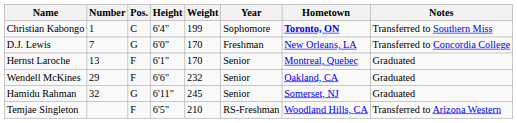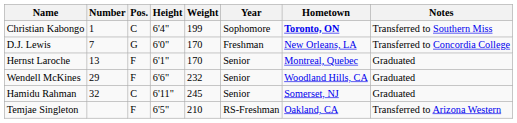(311, 77) Oakland, CA -> (326, 77) Woodland Hills, CA
(134, 93) G -> (134, 93) C
(326, 110) Woodland Hills, CA -> (311, 110) Oakland, CA
